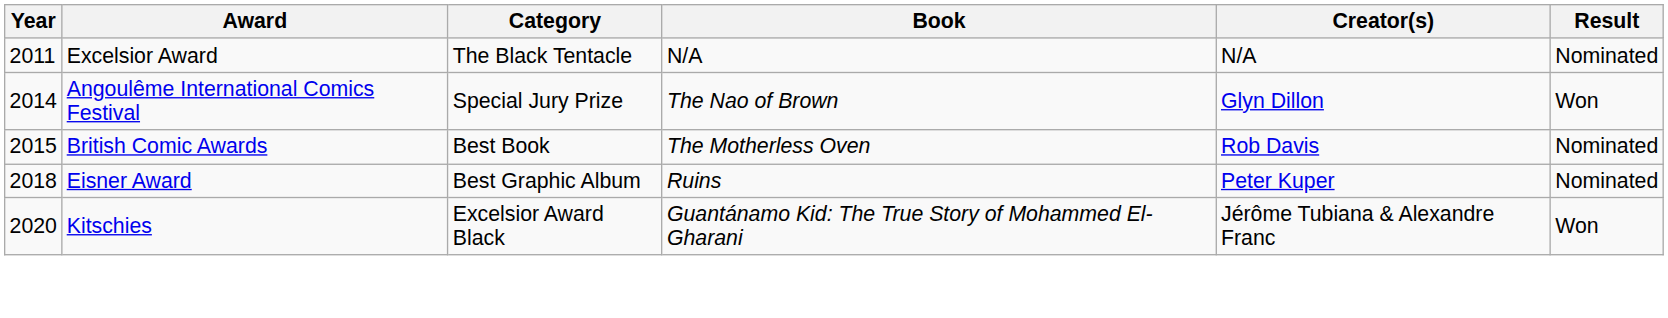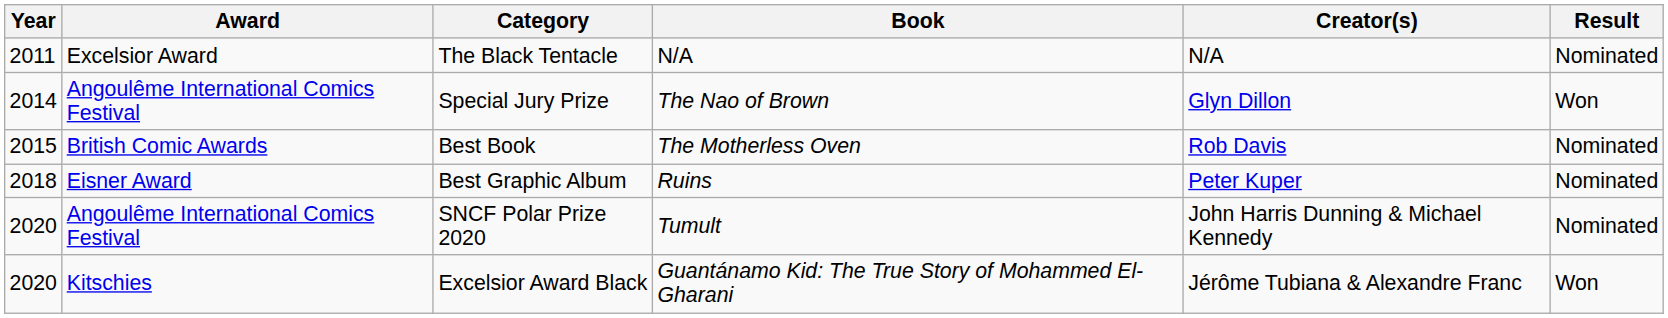+ row: (522, 226)
